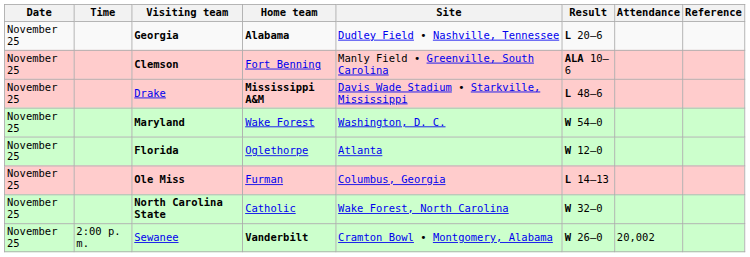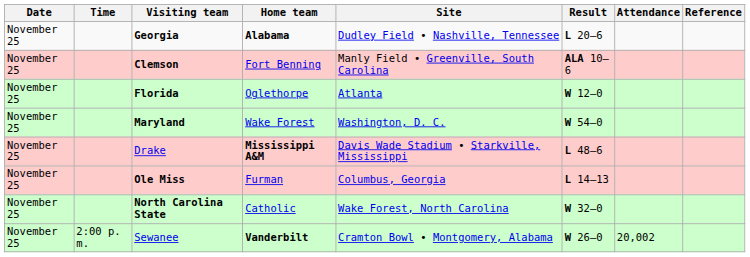rows swapped: (156, 152) <-> (150, 94)
